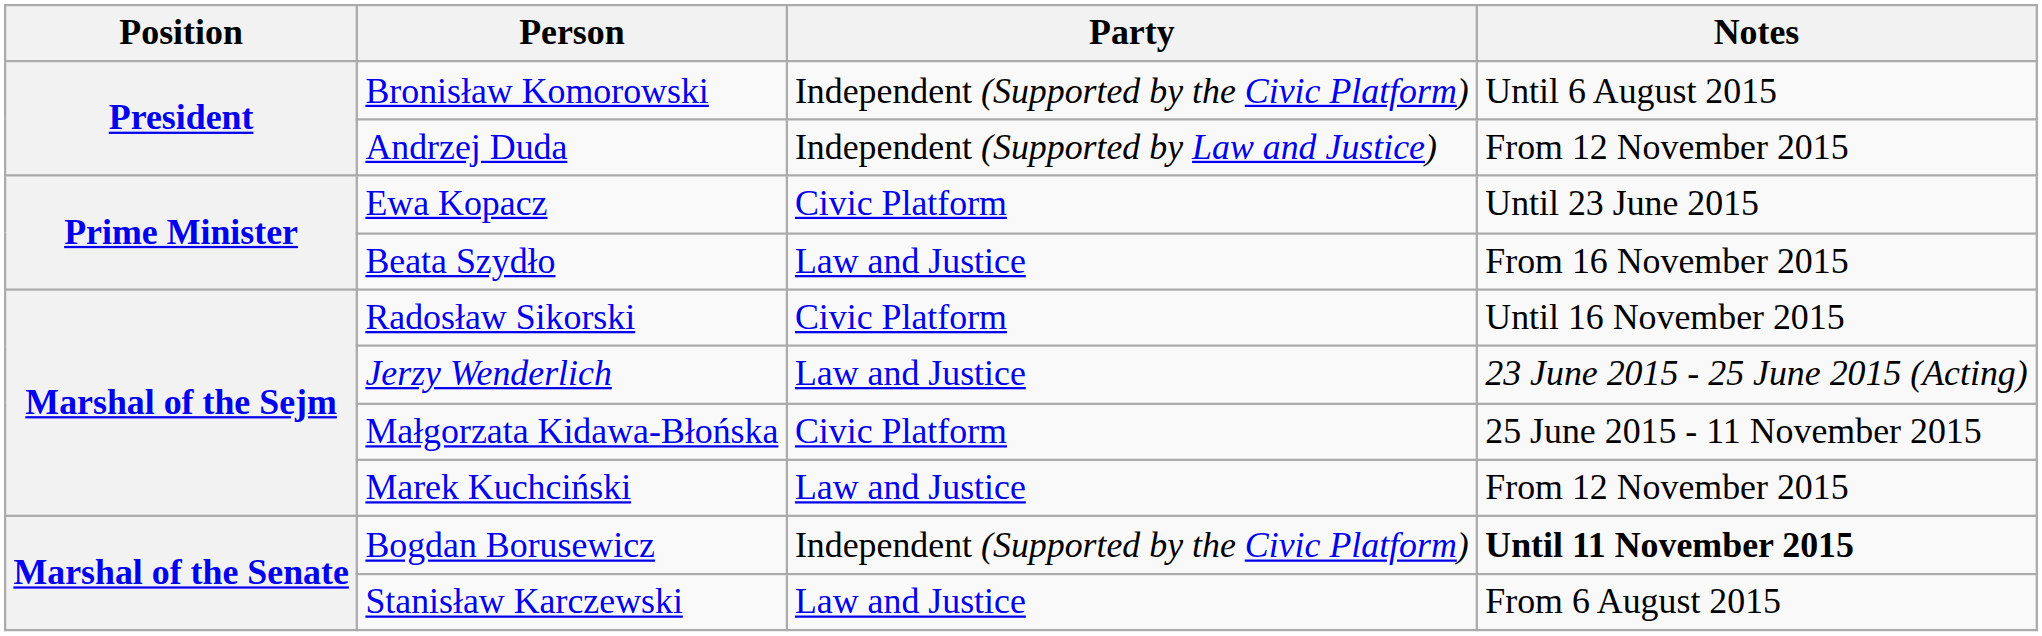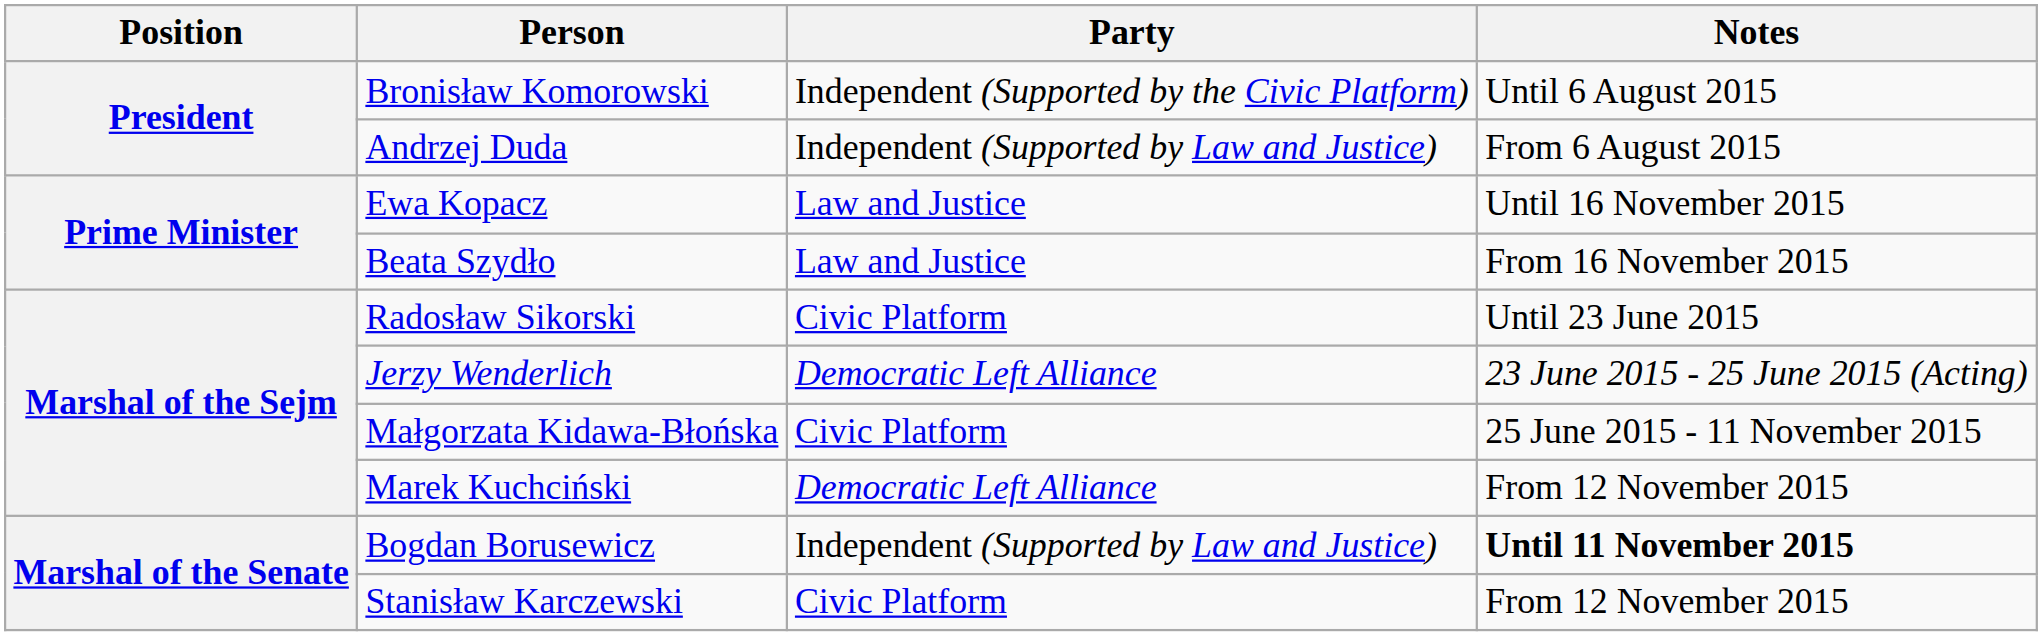(1667, 146) From 12 November 2015 -> (1633, 146) From 6 August 2015
(901, 203) Civic Platform -> (910, 203) Law and Justice
(1622, 203) Until 23 June 2015 -> (1665, 203) Until 16 November 2015
(1665, 317) Until 16 November 2015 -> (1622, 317) Until 23 June 2015
(910, 373) Law and Justice -> (976, 373) Democratic Left Alliance
(910, 487) Law and Justice -> (976, 487) Democratic Left Alliance
(1132, 544) Independent (Supported by the Civic Platform) -> (1116, 544) Independent (Supported by Law and Justice)
(910, 601) Law and Justice -> (901, 601) Civic Platform
(1633, 601) From 6 August 2015 -> (1667, 601) From 12 November 2015
